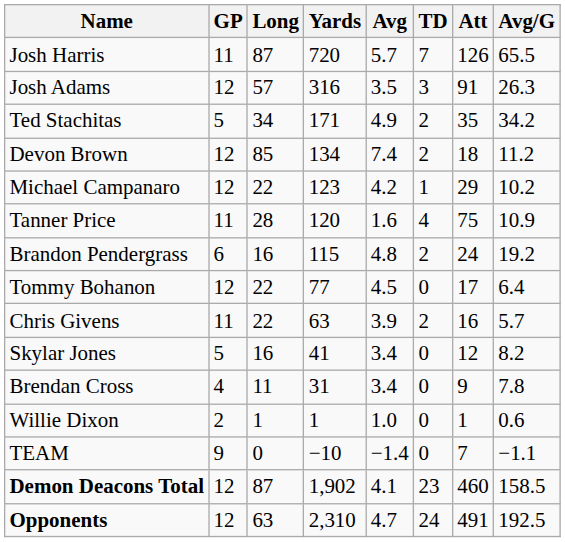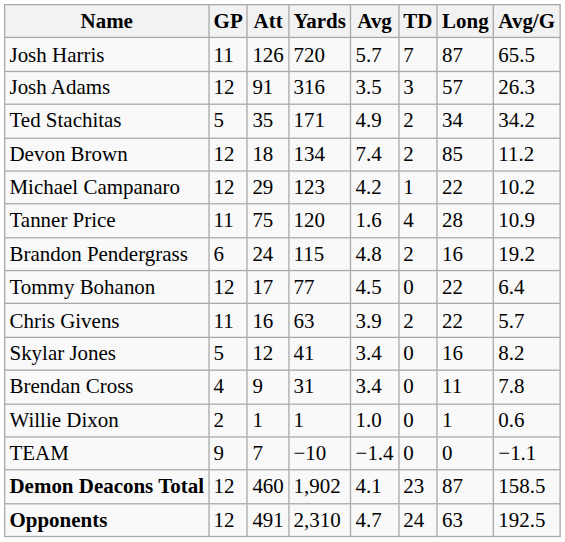columns swapped: (473, 21) <-> (276, 21)
